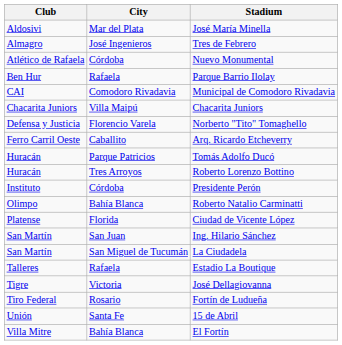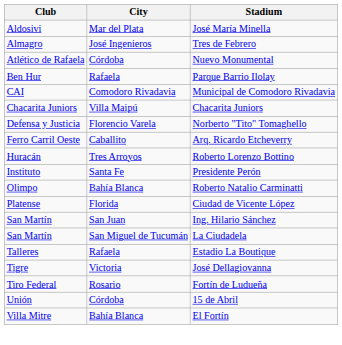- row: (233, 156)
(106, 188) Córdoba -> (107, 172) Santa Fe
(107, 316) Santa Fe -> (106, 300) Córdoba
